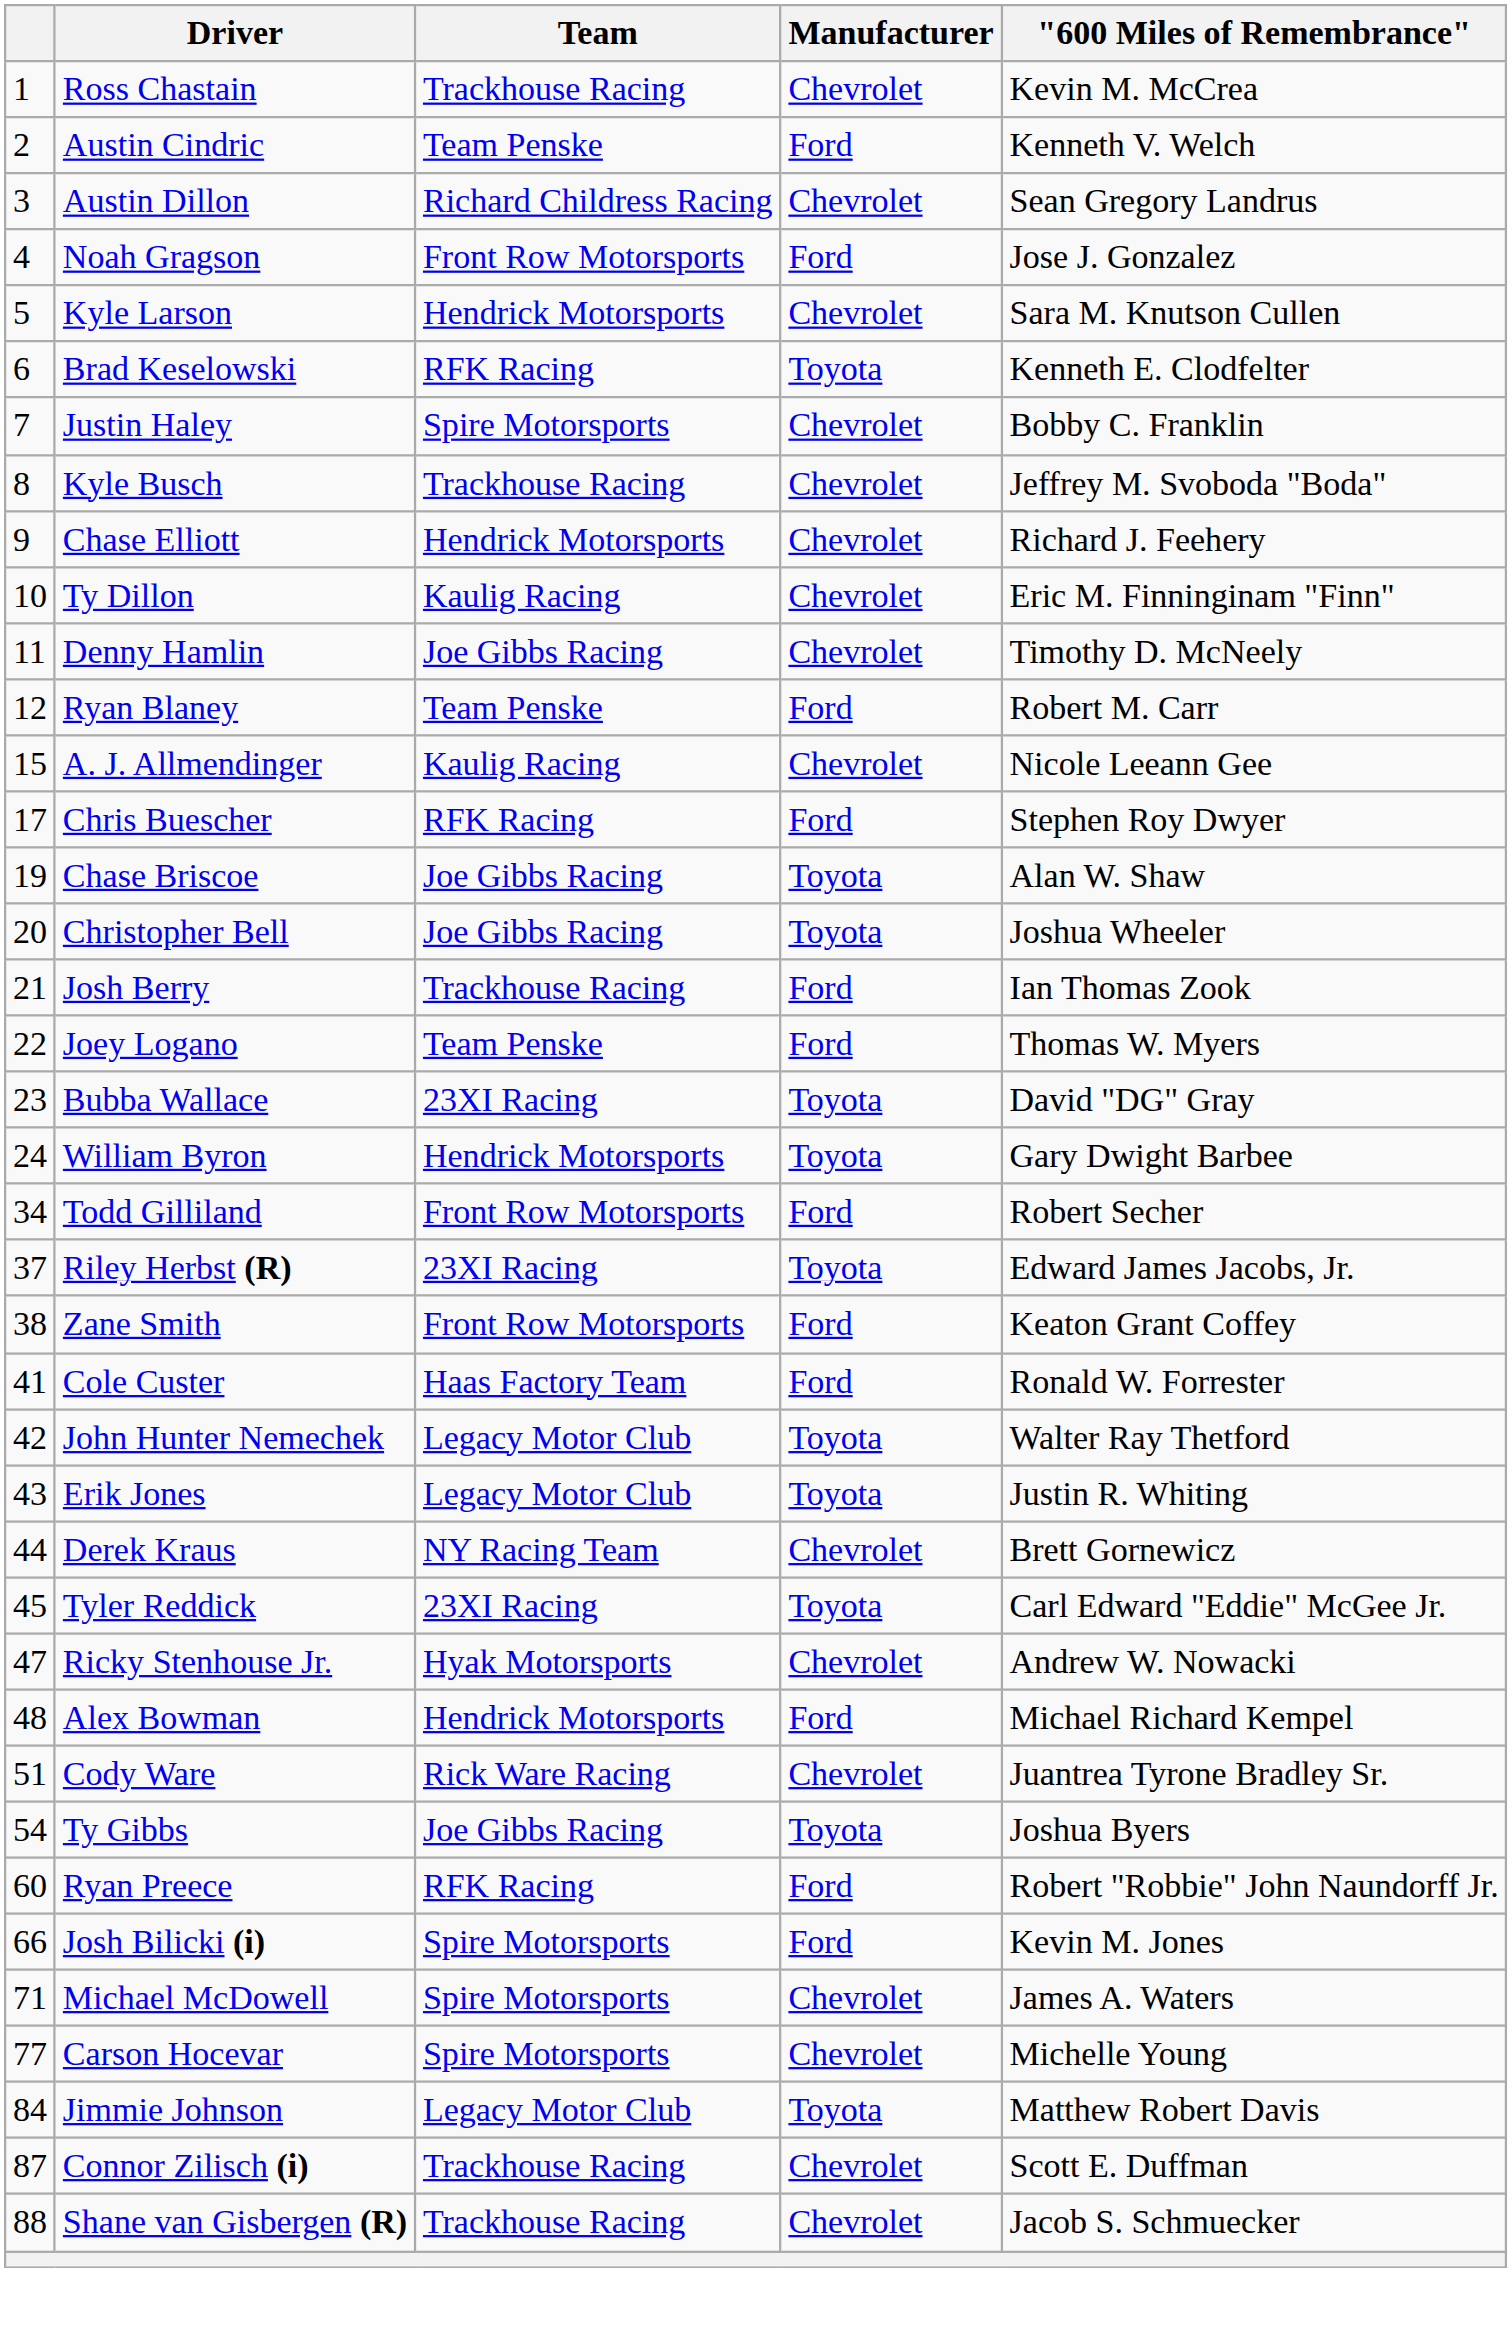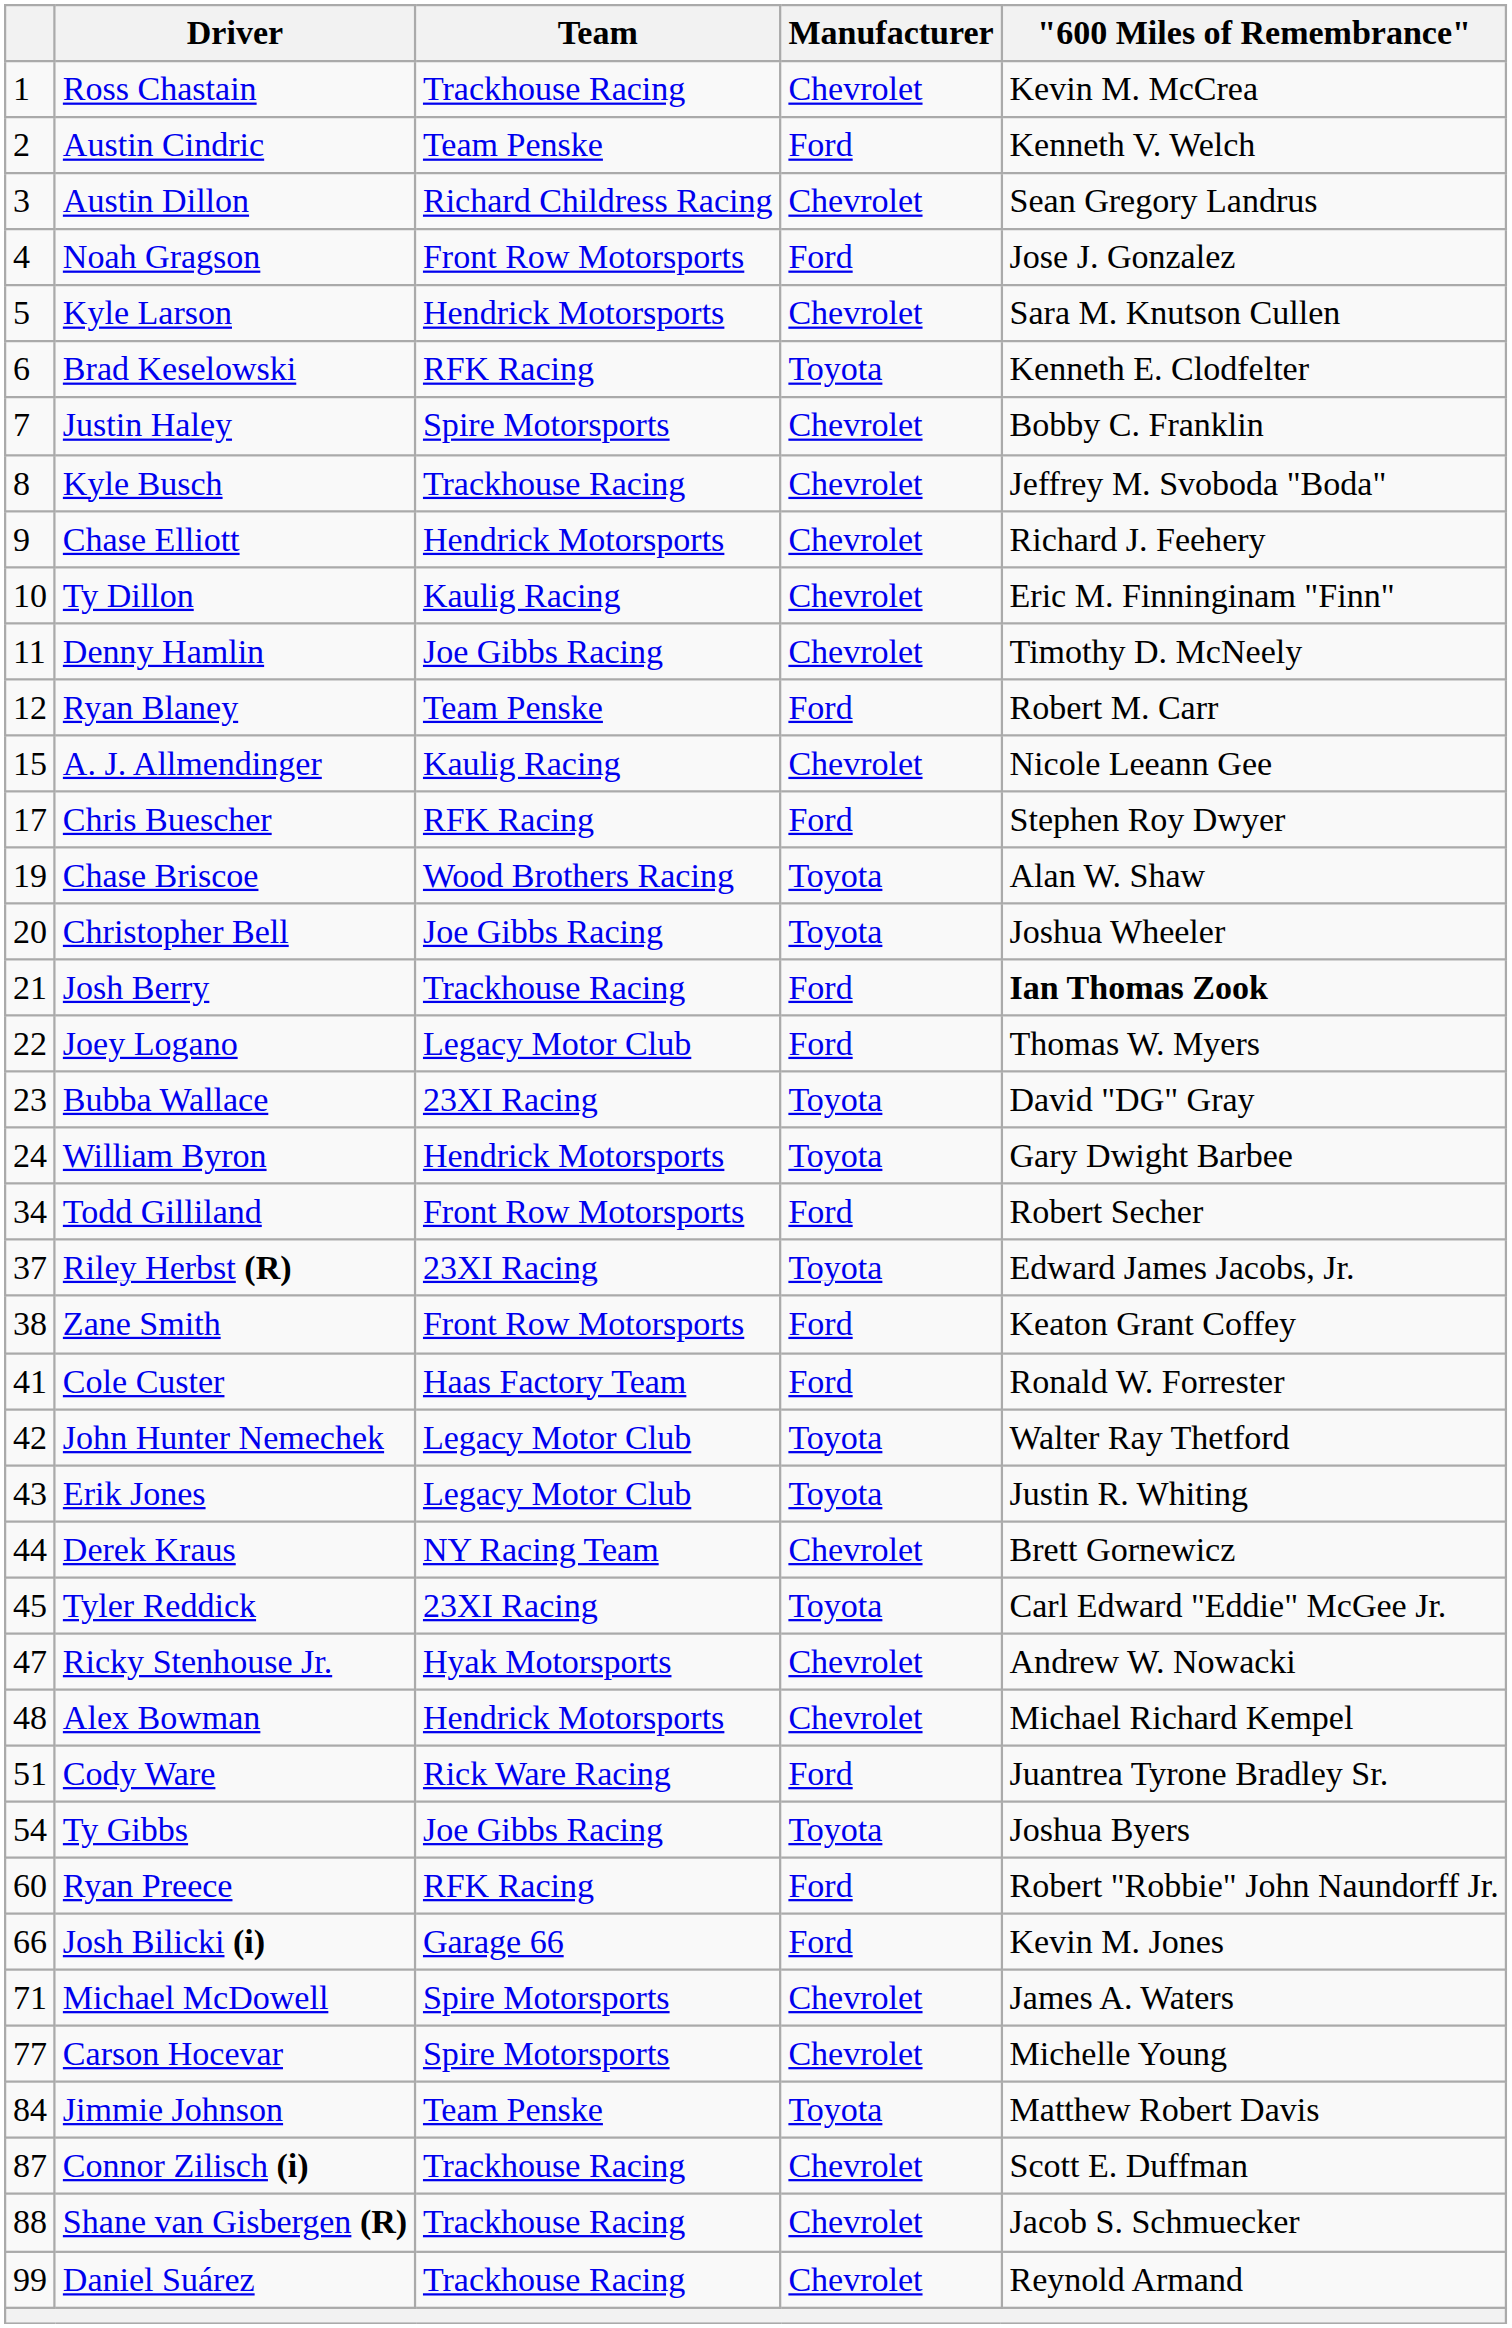(543, 874) Joe Gibbs Racing -> (578, 874) Wood Brothers Racing
(1130, 987) normal -> (1139, 987) bold
(513, 1043) Team Penske -> (557, 1043) Legacy Motor Club
(821, 1716) Ford -> (855, 1716) Chevrolet
(855, 1773) Chevrolet -> (821, 1773) Ford
(546, 1941) Spire Motorsports -> (493, 1941) Garage 66
(557, 2109) Legacy Motor Club -> (513, 2109) Team Penske
+ row: (159, 2278)
